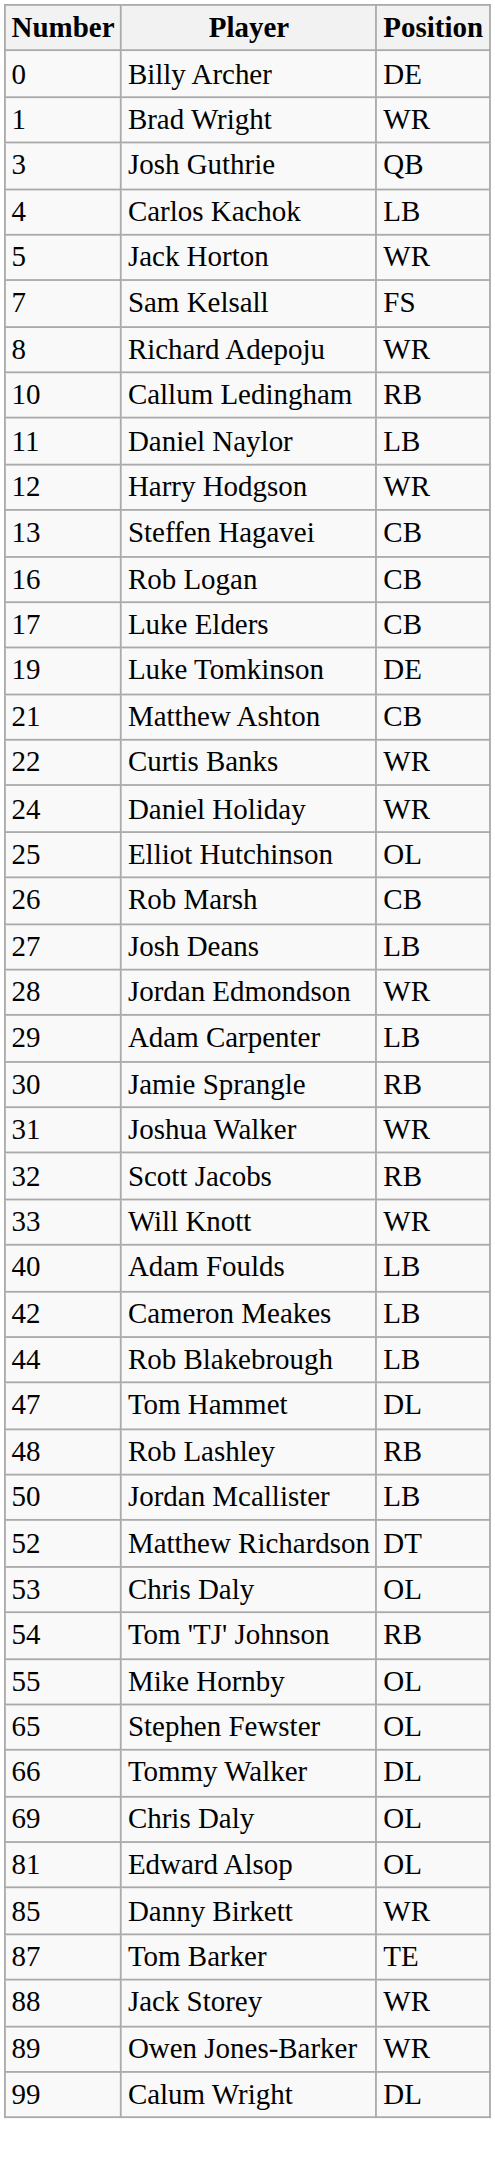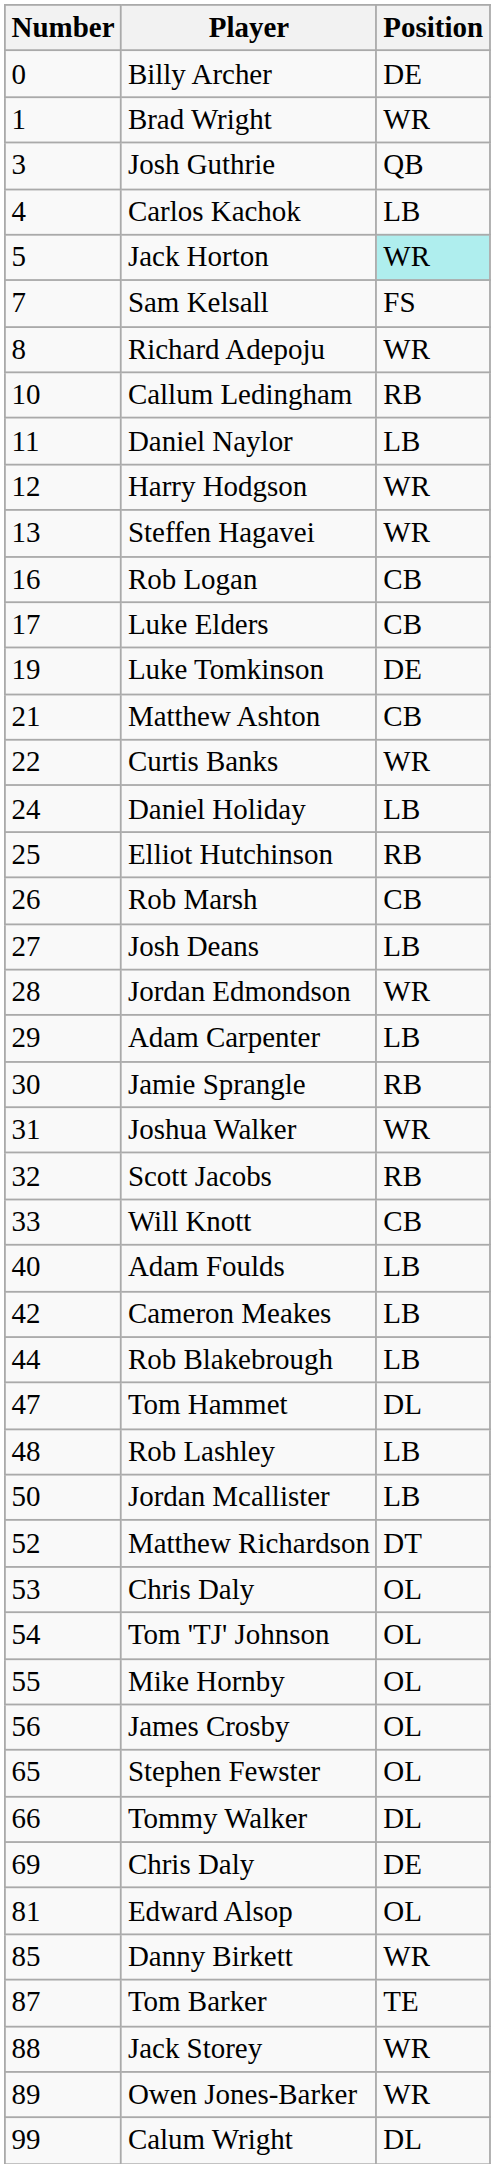(407, 257) no background -> (407, 257) paleturquoise background
(403, 532) CB -> (407, 532) WR
(407, 808) WR -> (402, 808) LB
(403, 854) OL -> (403, 854) RB
(407, 1221) WR -> (403, 1221) CB
(403, 1451) RB -> (402, 1451) LB
(403, 1634) RB -> (403, 1634) OL
+ row: (26, 1726)
(403, 1818) OL -> (403, 1864) DE
